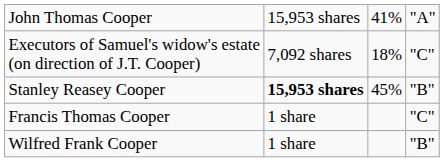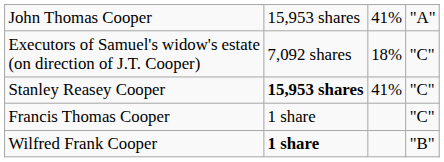(387, 90) 45% -> (387, 90) 41%
(422, 90) "B" -> (422, 90) "C"
(292, 143) normal -> (293, 143) bold
